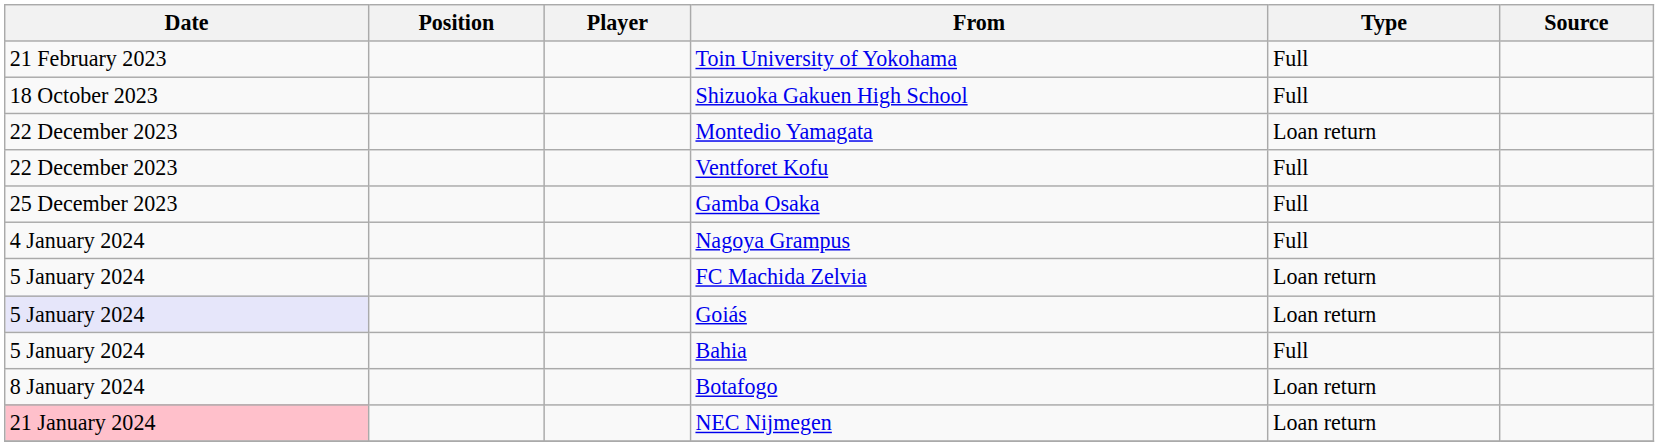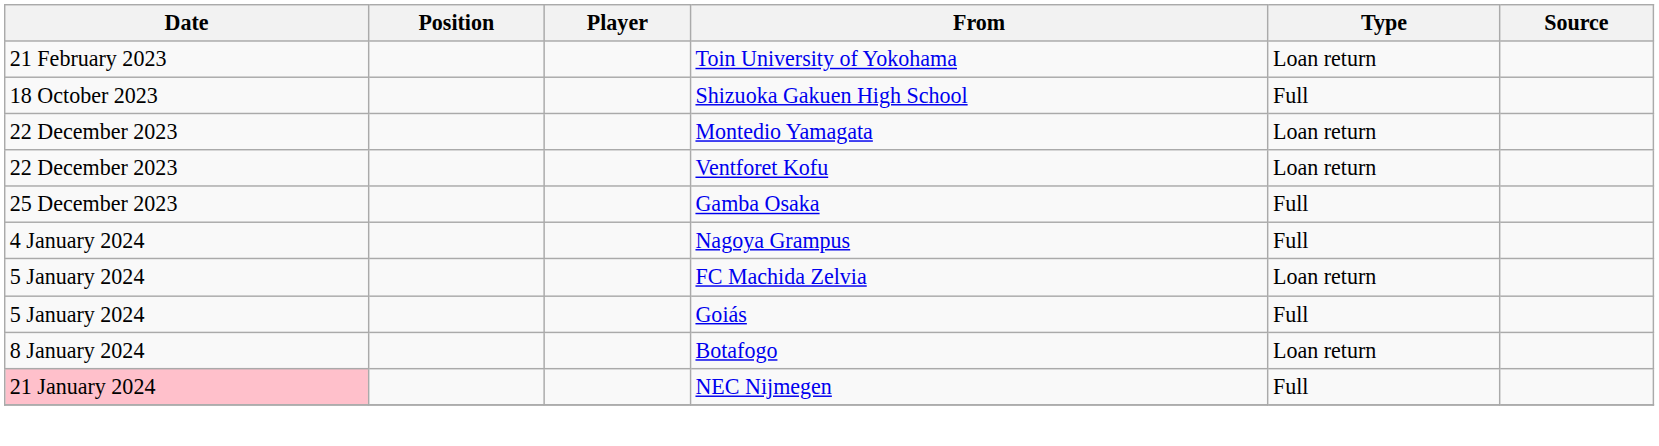(1291, 59) Full -> (1325, 59) Loan return
(1291, 168) Full -> (1325, 168) Loan return
(77, 313) lavender background -> (77, 313) no background
(1325, 313) Loan return -> (1291, 313) Full
- row: (721, 349)
(1325, 422) Loan return -> (1291, 386) Full
